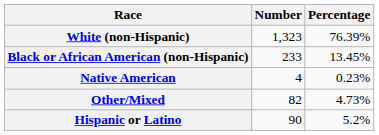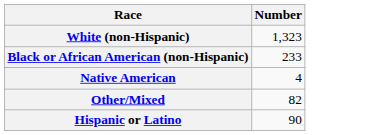- column: (339, 15)
